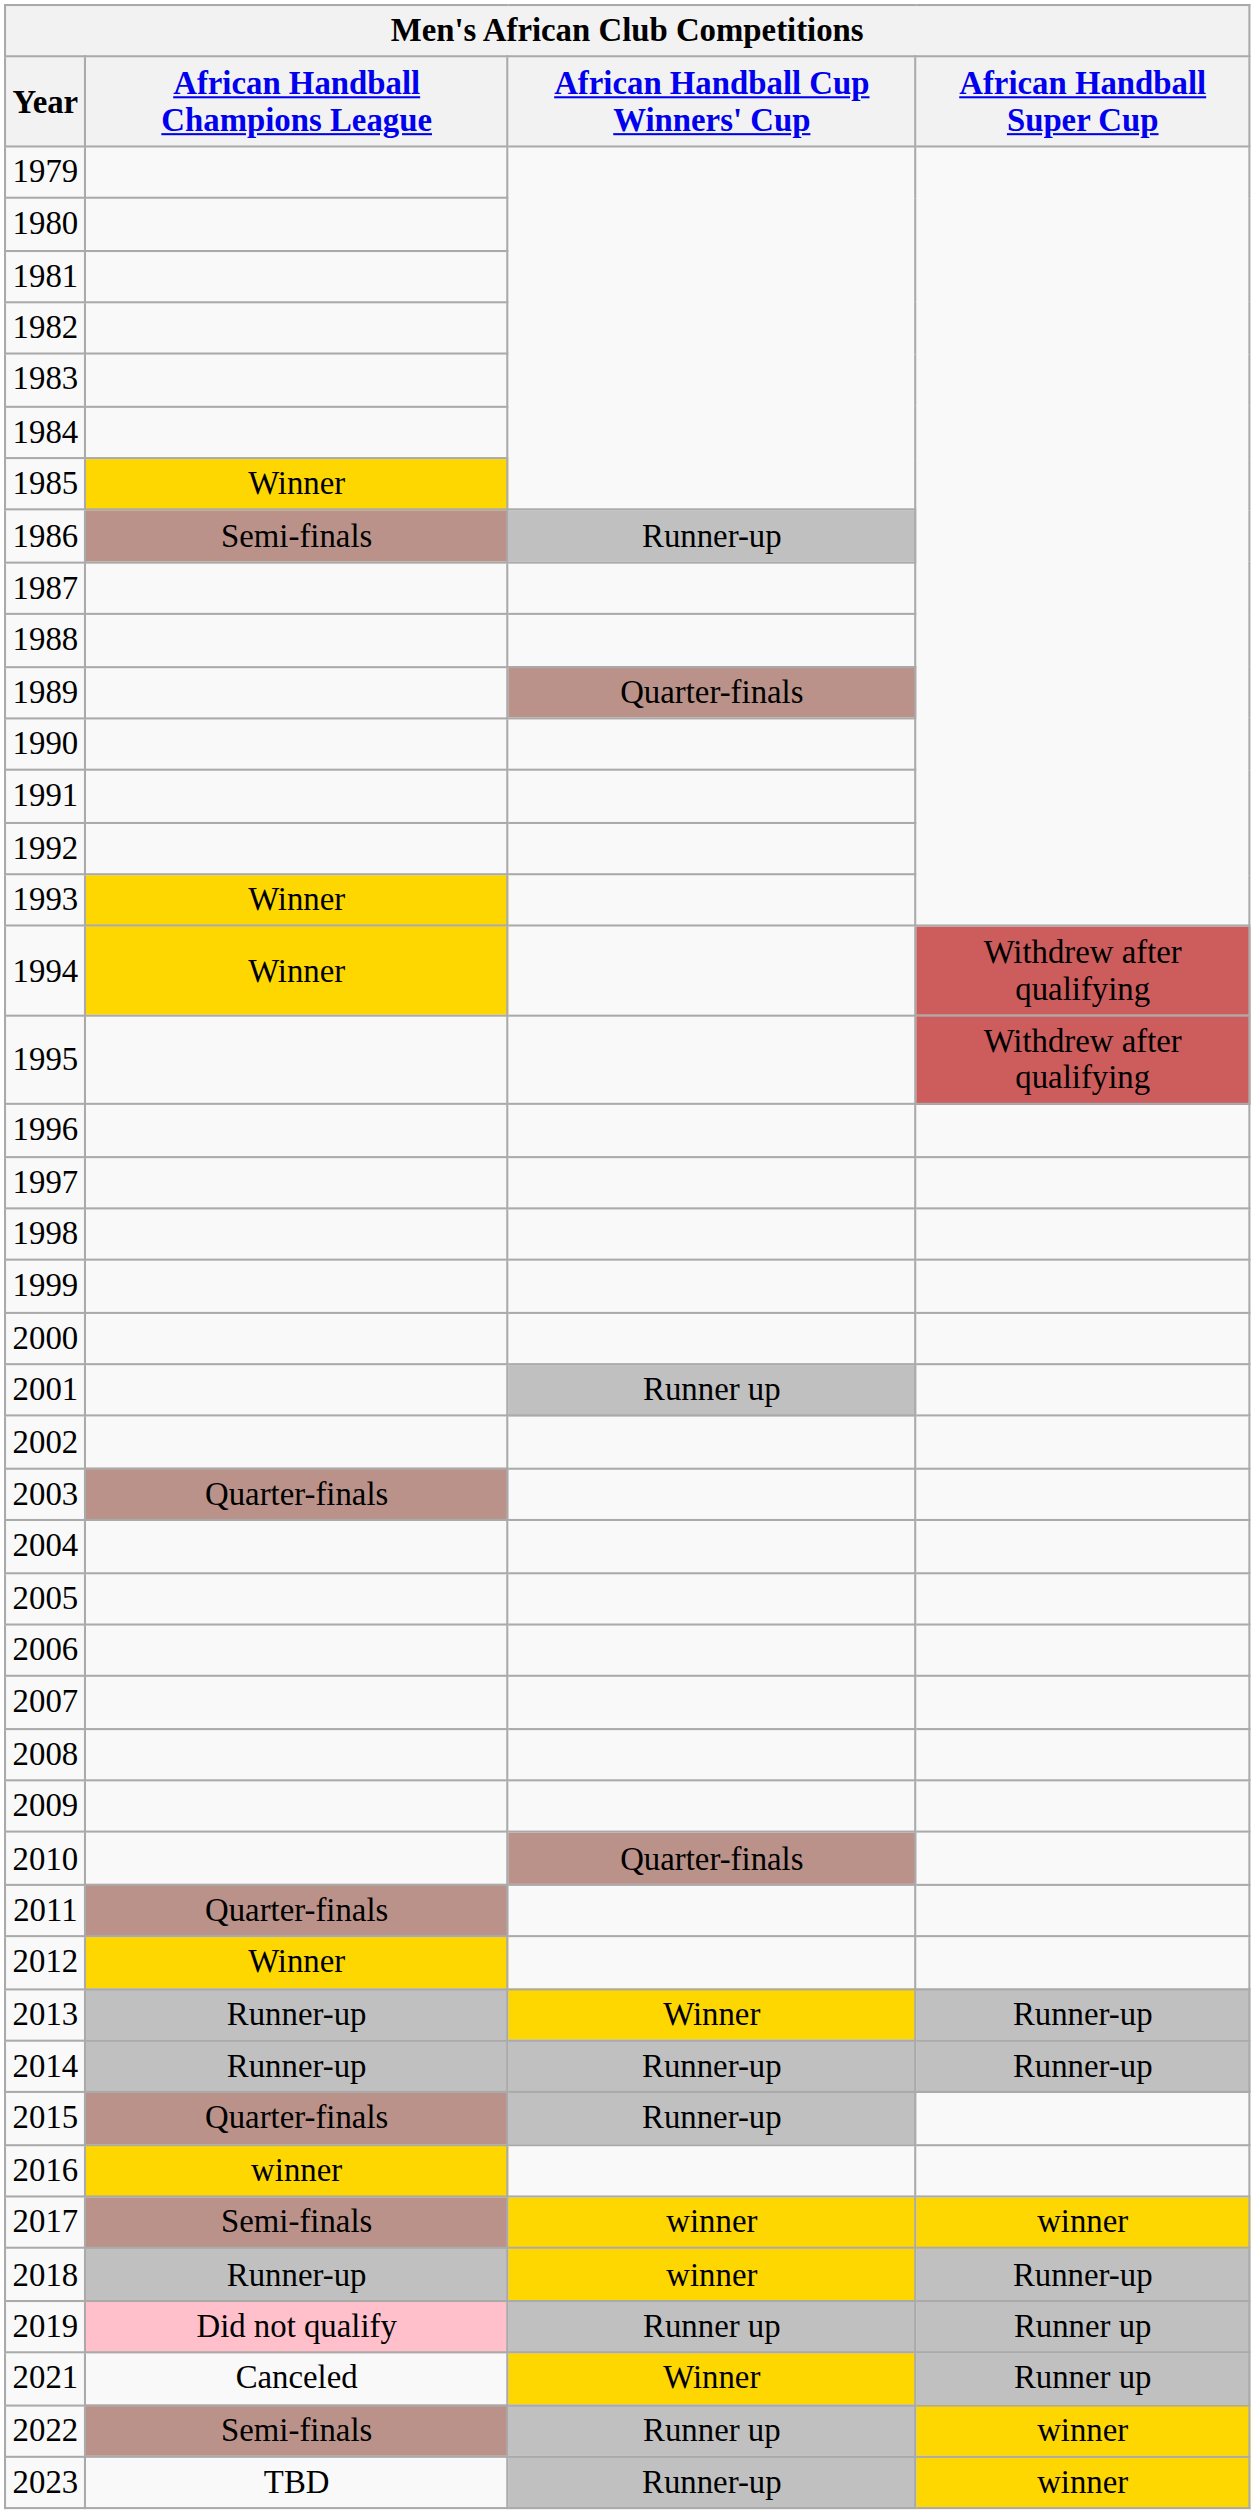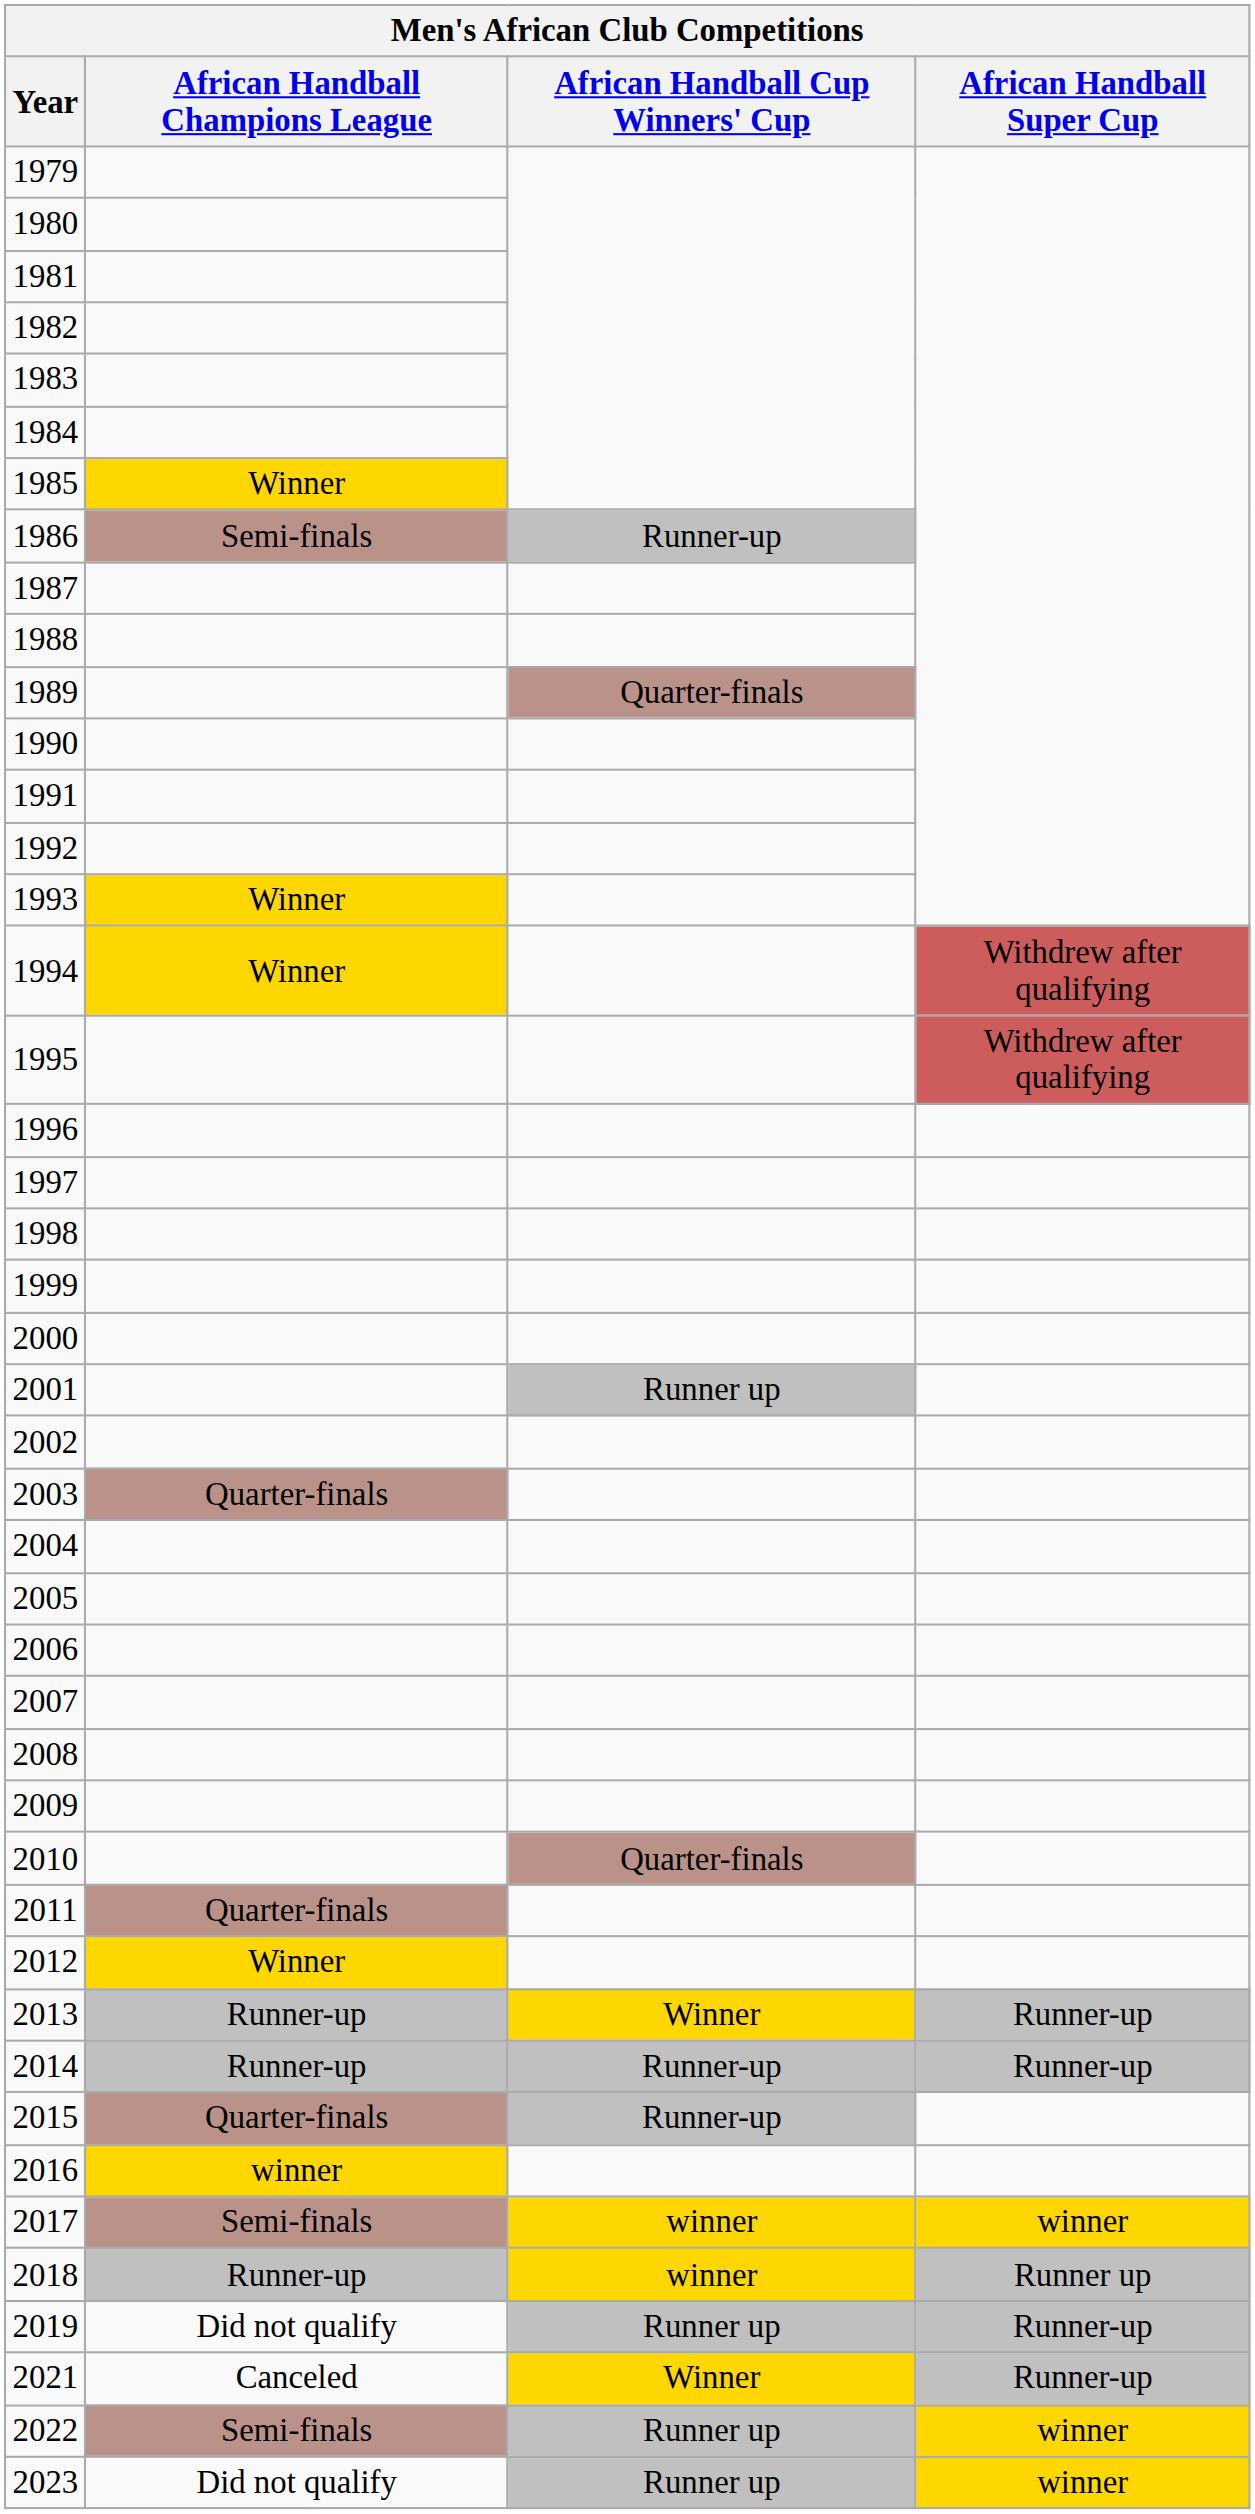(1083, 2273) Runner-up -> (1083, 2273) Runner up
(297, 2325) pink background -> (297, 2325) no background
(1083, 2325) Runner up -> (1083, 2325) Runner-up
(1083, 2378) Runner up -> (1083, 2378) Runner-up
(297, 2482) TBD -> (297, 2482) Did not qualify
(712, 2482) Runner-up -> (712, 2482) Runner up
